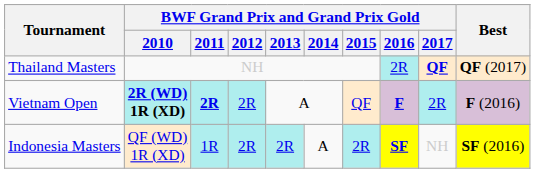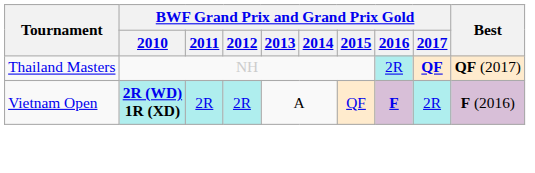(209, 102) bold -> (204, 102) normal
- row: (64, 146)
